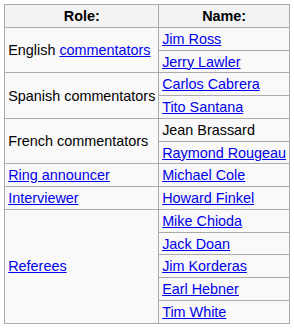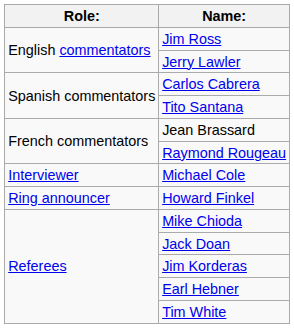(59, 175) Ring announcer -> (43, 175) Interviewer
(43, 198) Interviewer -> (59, 198) Ring announcer
